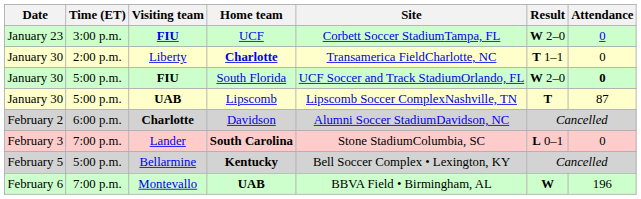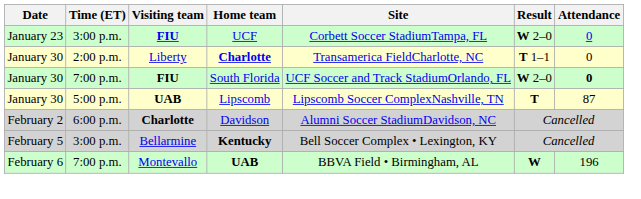(97, 78) 5:00 p.m. -> (97, 78) 7:00 p.m.
- row: (251, 141)
(97, 162) 5:00 p.m. -> (97, 141) 3:00 p.m.
